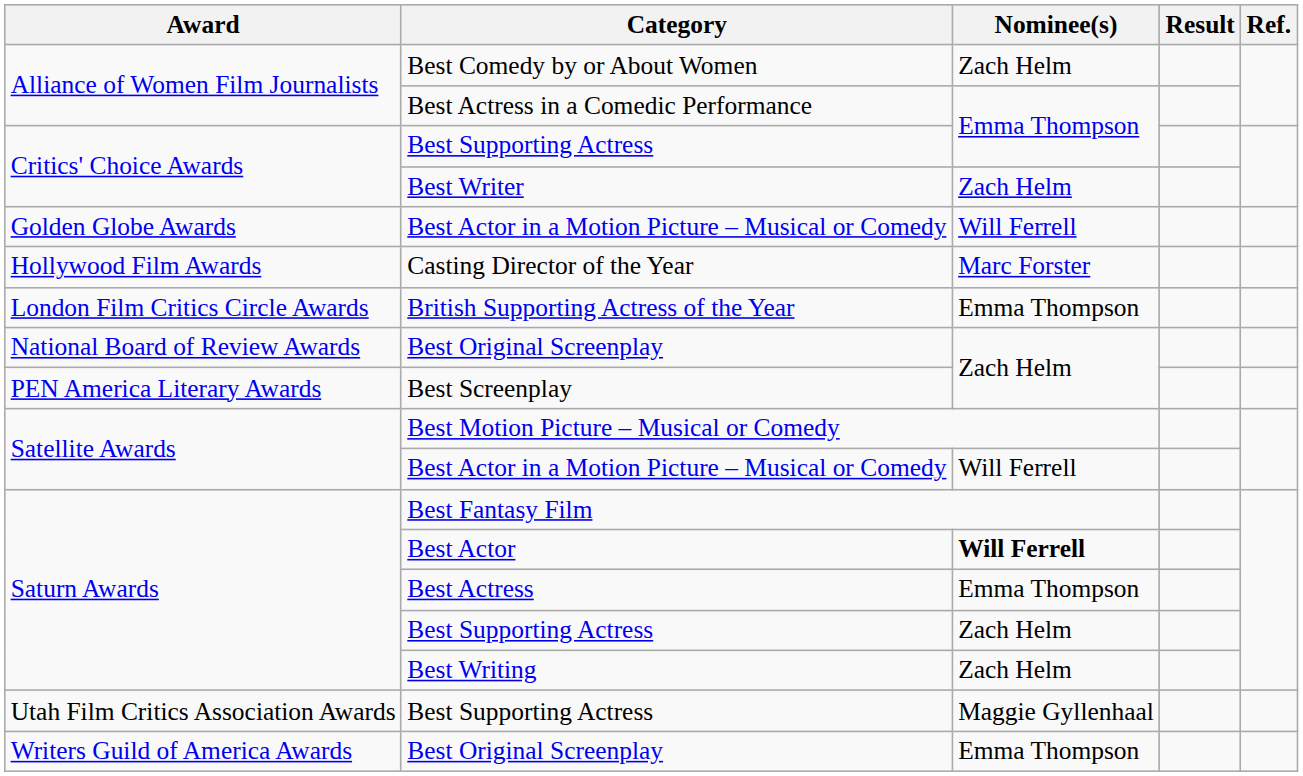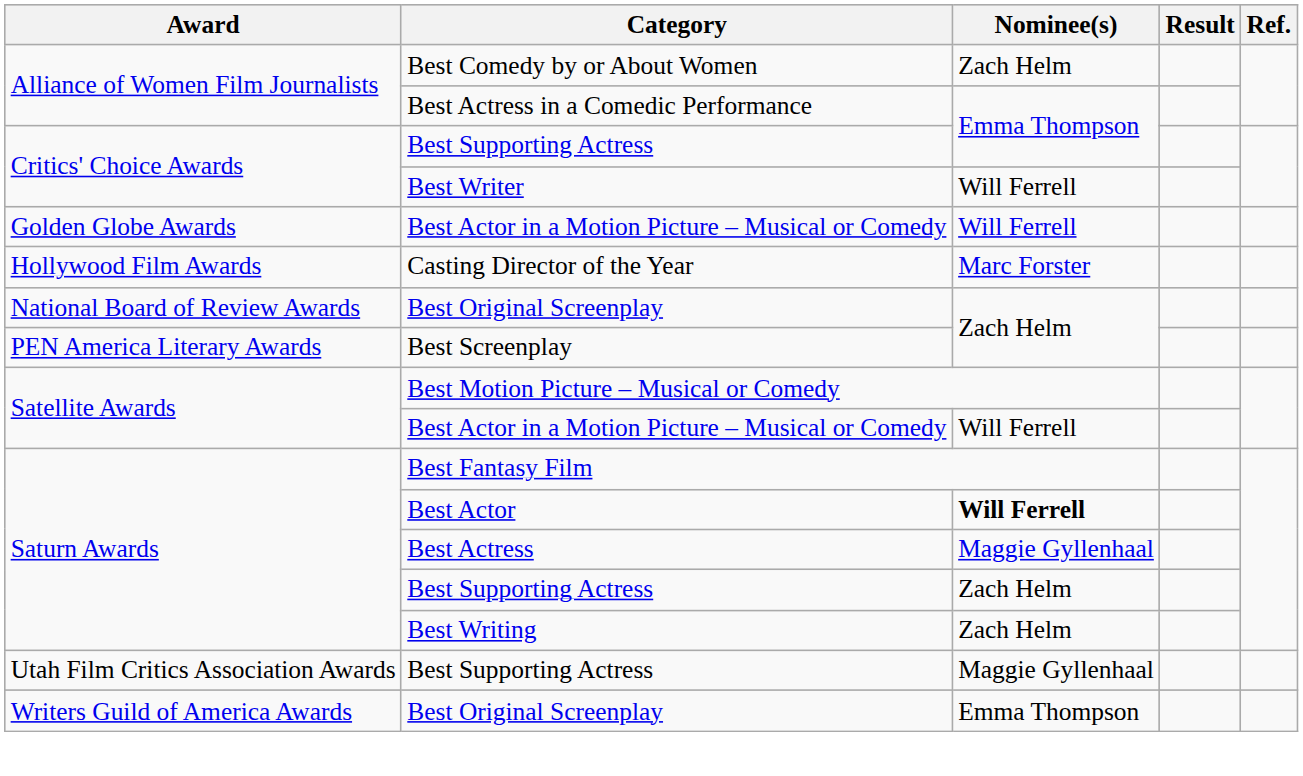(1015, 186) Zach Helm -> (1017, 186) Will Ferrell
- row: (190, 307)
(1049, 589) Emma Thompson -> (1056, 549) Maggie Gyllenhaal
